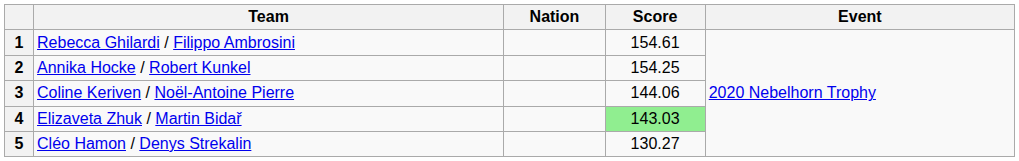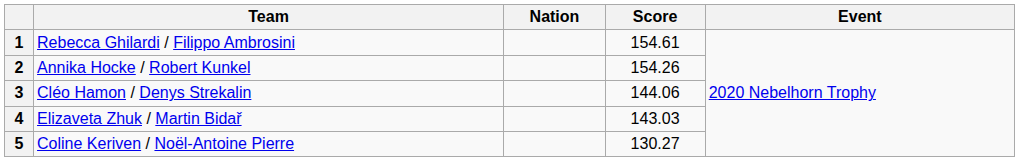(655, 67) 154.25 -> (655, 67) 154.26
(166, 93) Coline Keriven / Noël-Antoine Pierre -> (144, 93) Cléo Hamon / Denys Strekalin
(655, 118) lightgreen background -> (655, 118) no background
(144, 144) Cléo Hamon / Denys Strekalin -> (166, 144) Coline Keriven / Noël-Antoine Pierre
